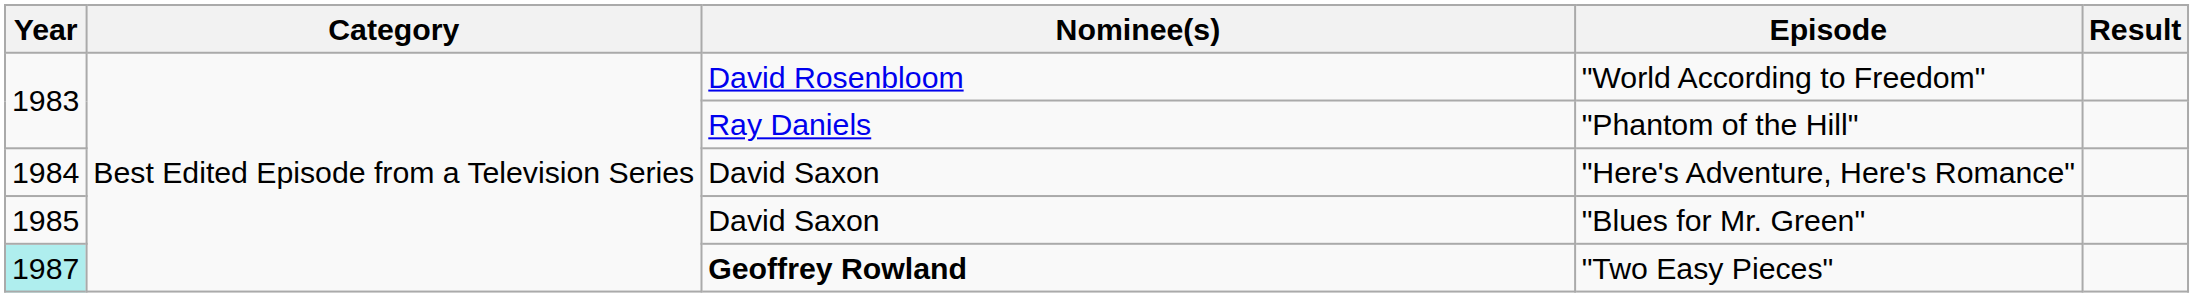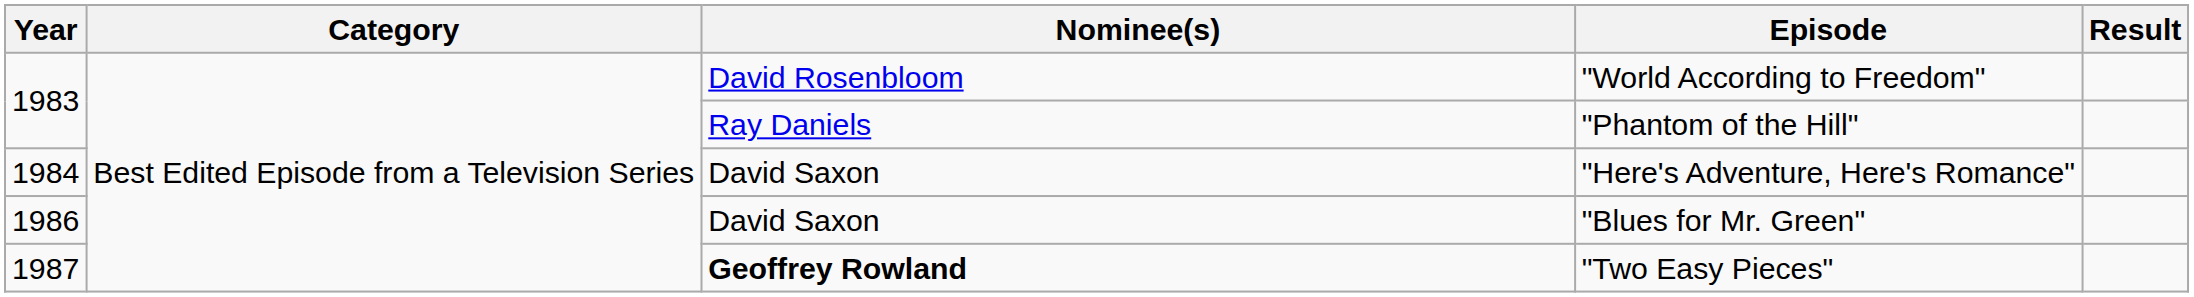(46, 221) 1985 -> (46, 221) 1986
(46, 269) paleturquoise background -> (46, 269) no background
